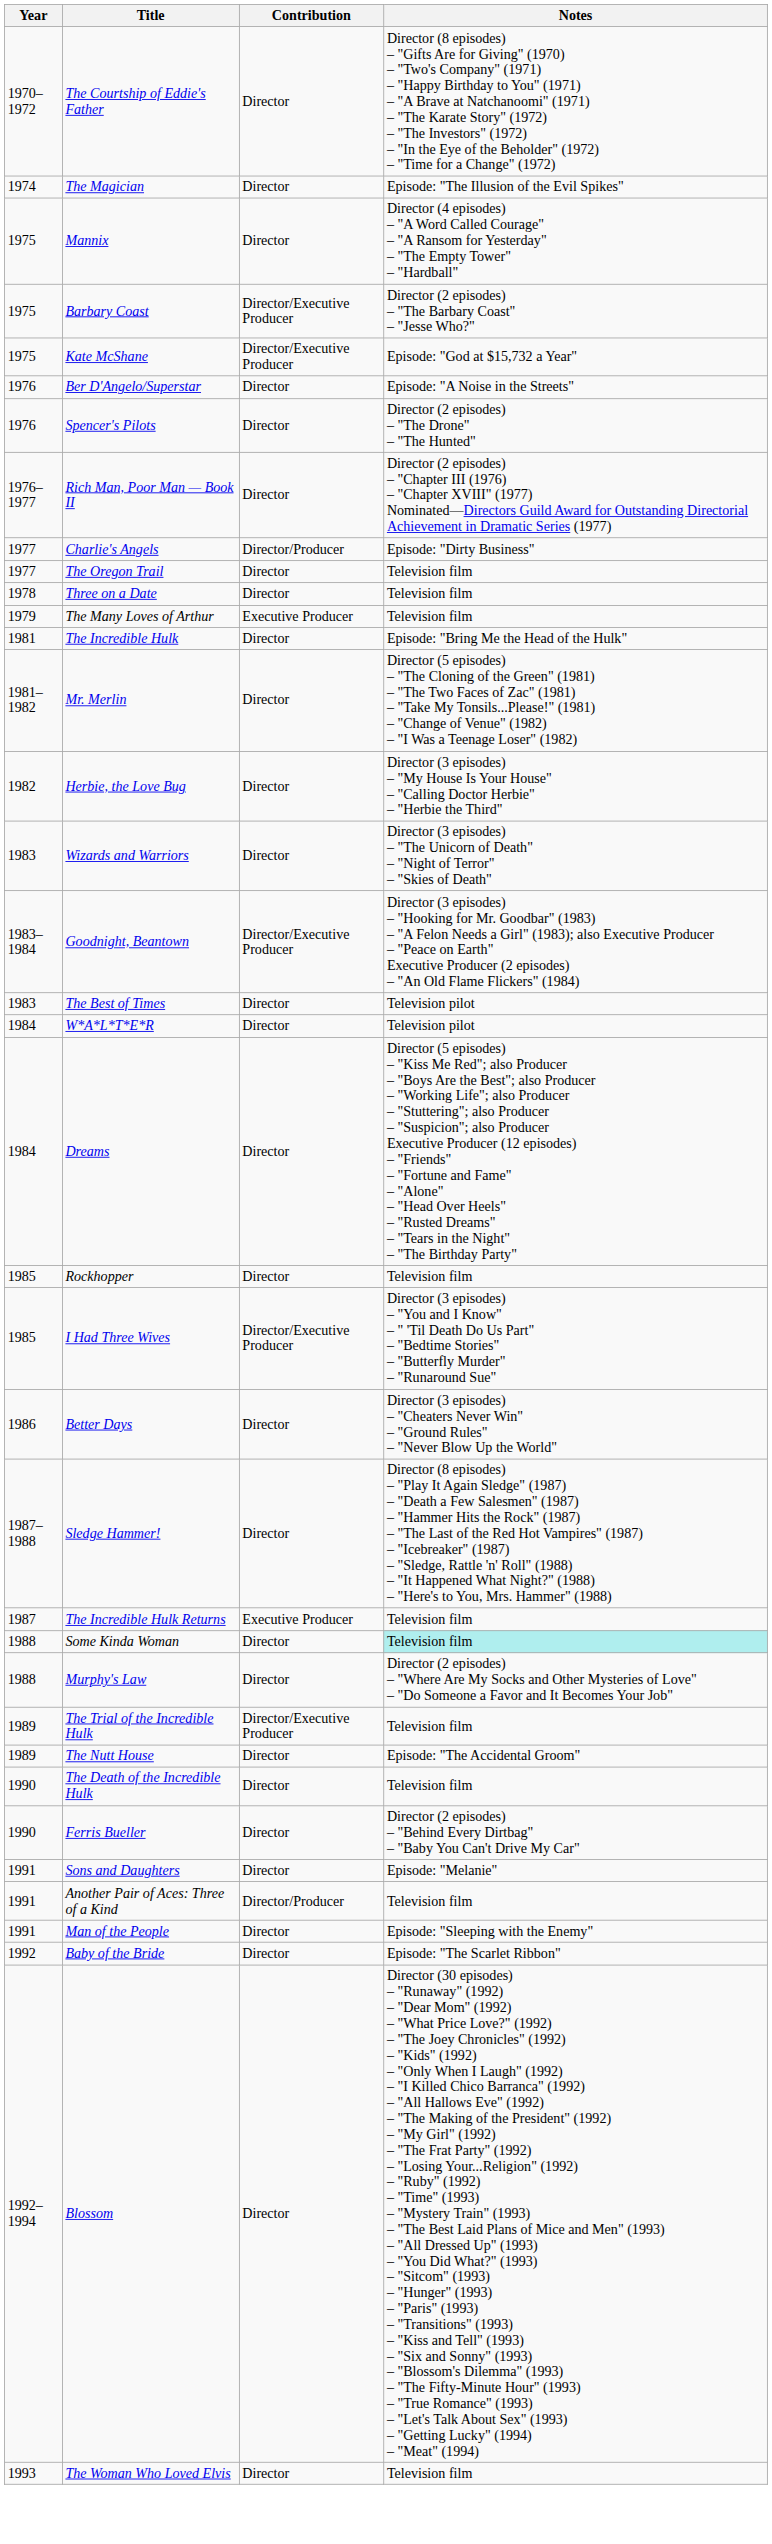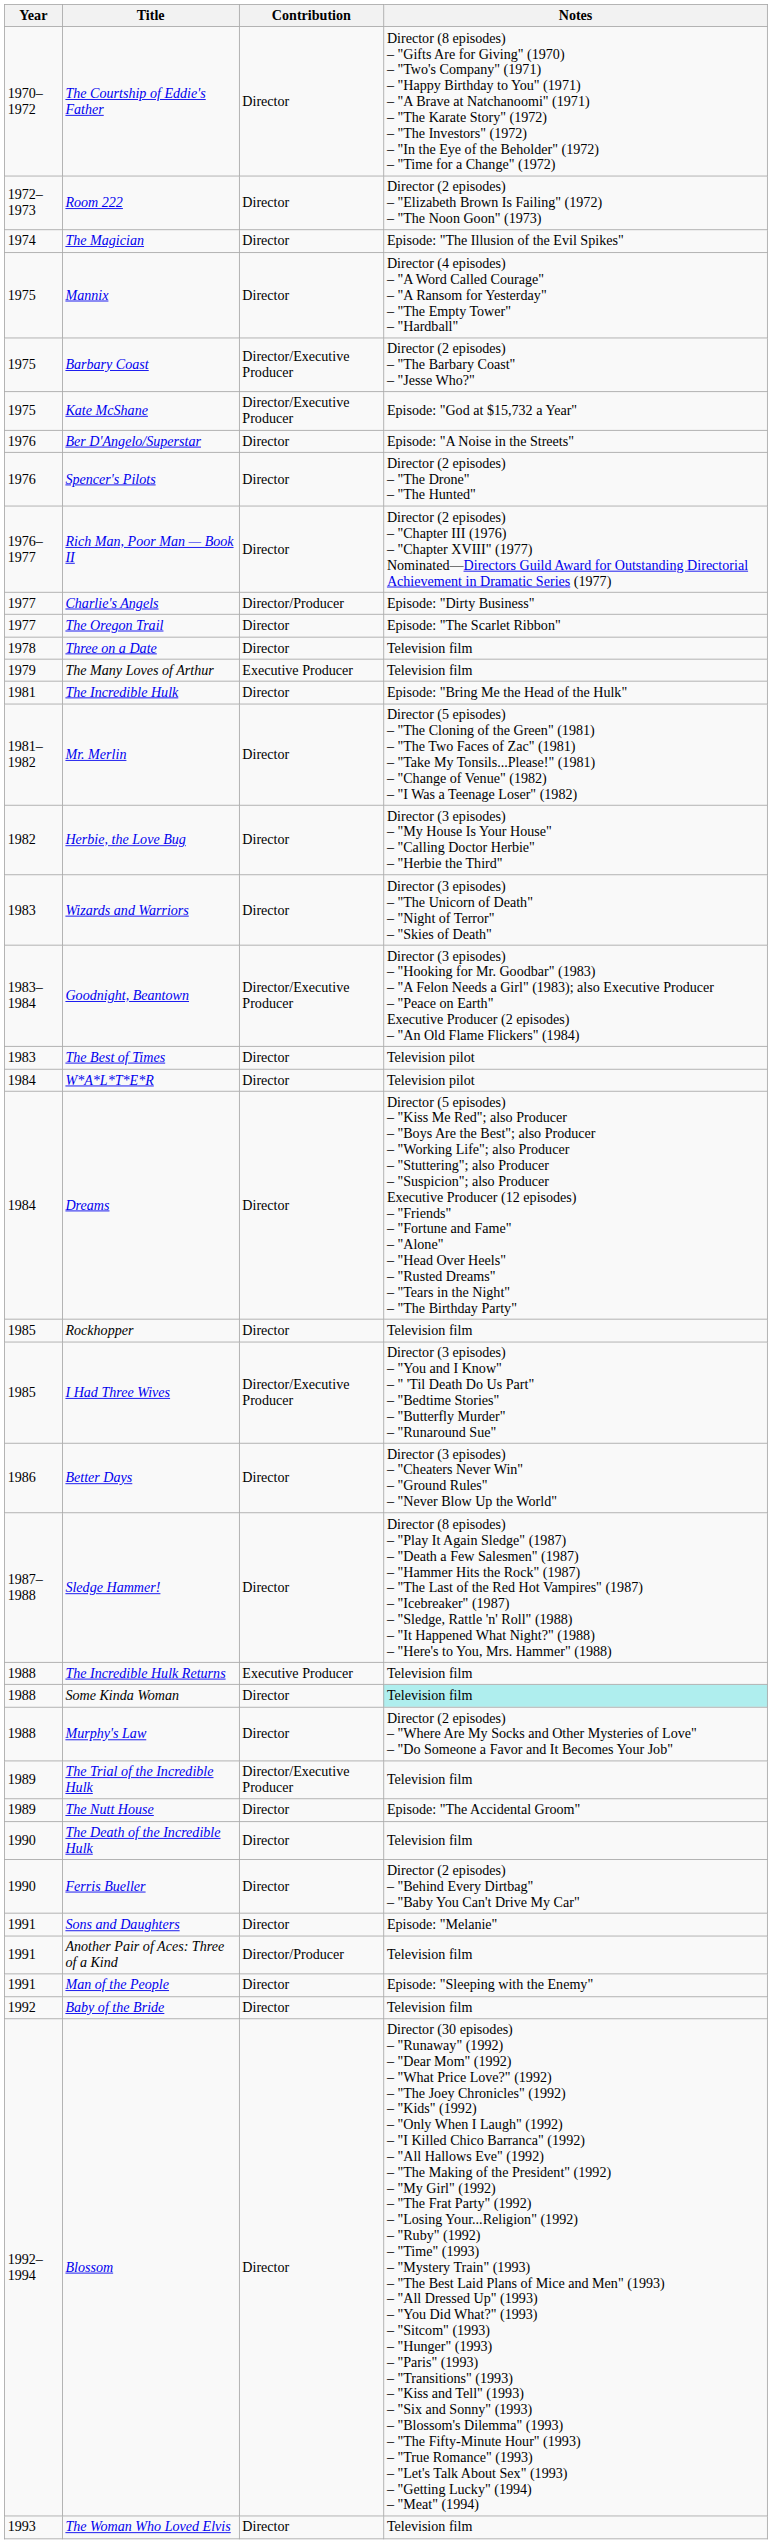+ row: (94, 202)
(430, 571) Television film -> (474, 625) Episode: "The Scarlet Ribbon"
(22, 1619) 1987 -> (22, 1673) 1988
(474, 1953) Episode: "The Scarlet Ribbon" -> (430, 2007) Television film
